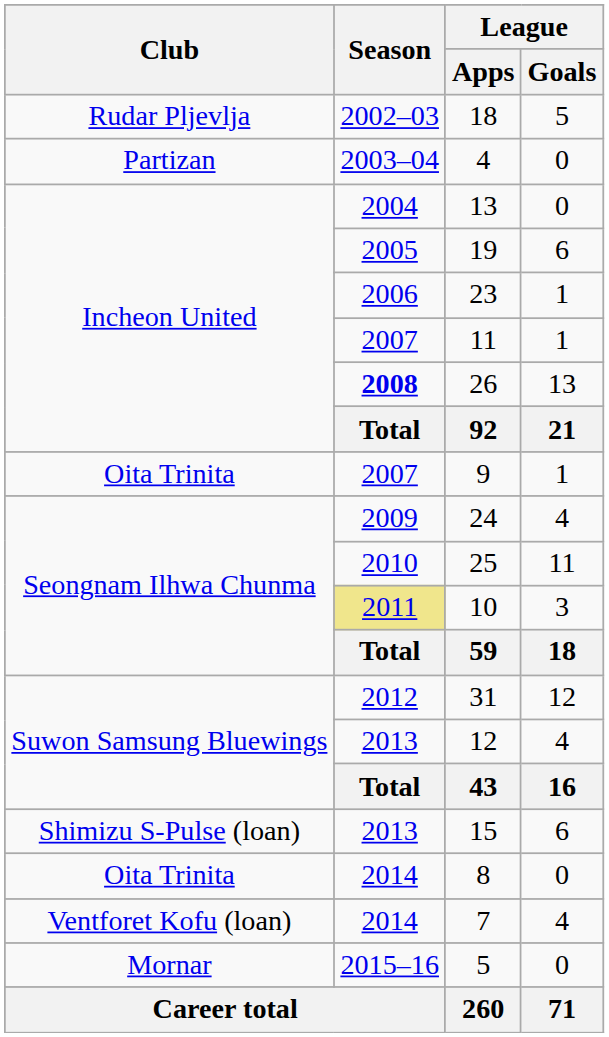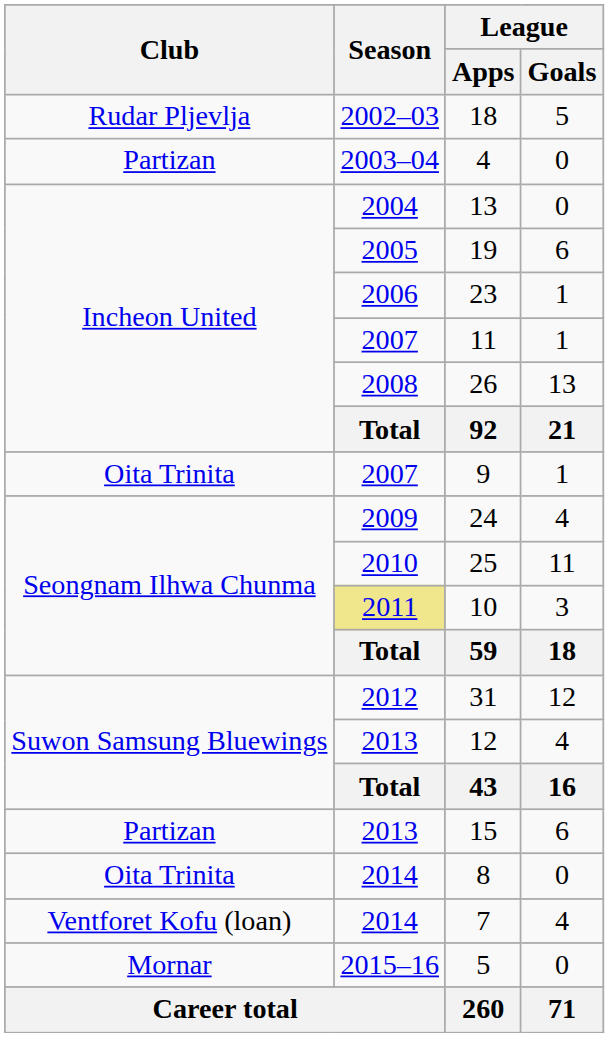(390, 384) bold -> (390, 384) normal
(169, 830) Shimizu S-Pulse (loan) -> (169, 830) Partizan
